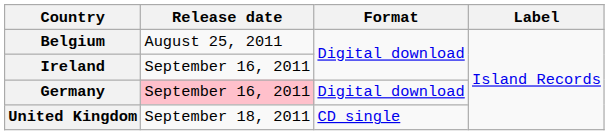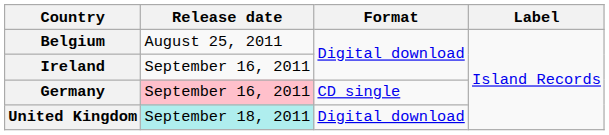(391, 92) Digital download -> (359, 92) CD single
(227, 117) no background -> (227, 117) paleturquoise background
(359, 117) CD single -> (391, 117) Digital download
